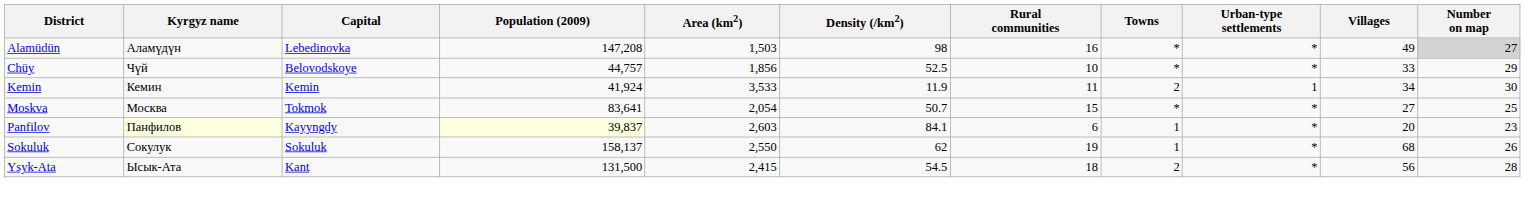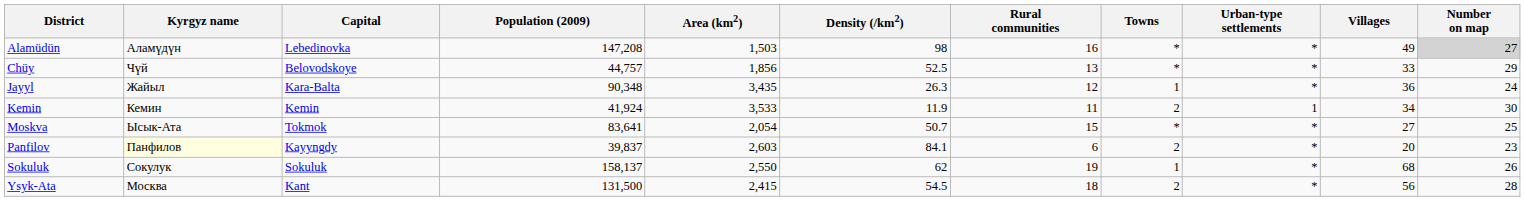(1092, 68) 10 -> (1092, 68) 13
+ row: (20, 87)
(147, 107) Москва -> (154, 127) Ысык-Ата
(625, 127) lightyellow background -> (625, 147) no background
(1177, 127) 1 -> (1177, 147) 2
(154, 166) Ысык-Ата -> (147, 186) Москва
